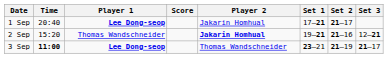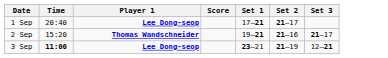- column: (249, 10)
(121, 34) normal -> (155, 34) bold
(369, 34) 12–21 -> (322, 34) 21–17
(369, 47) 21–17 -> (322, 47) 12–21
